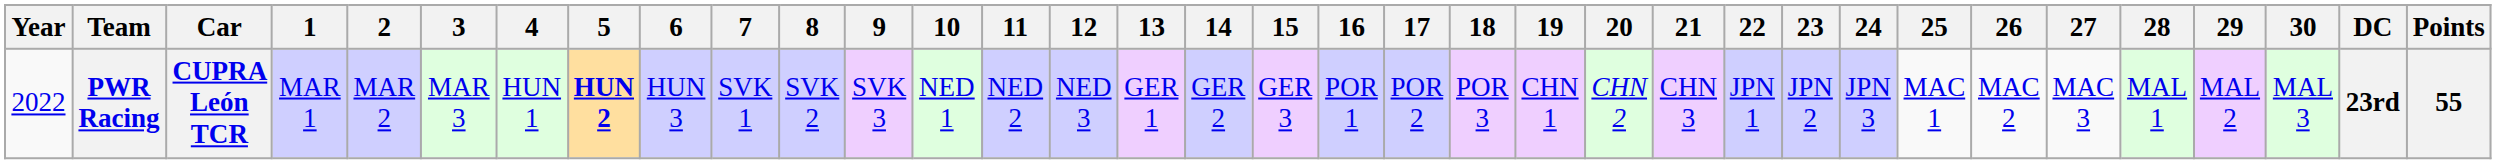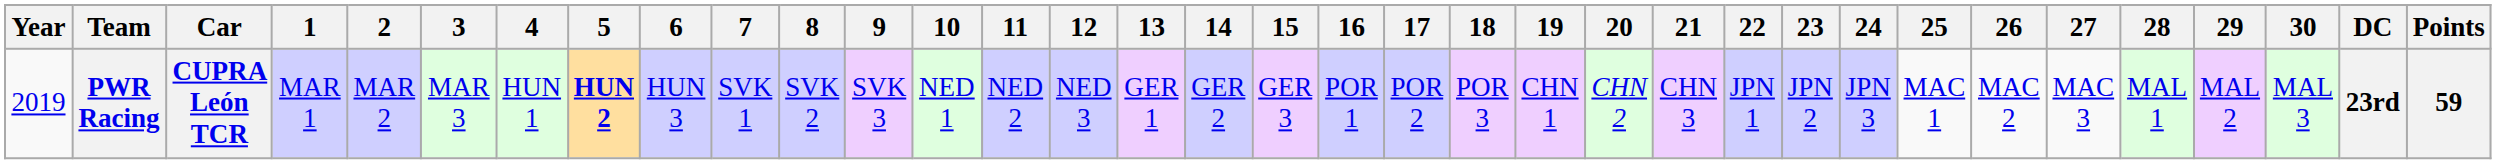(38, 102) 2022 -> (38, 102) 2019
(2449, 102) 55 -> (2449, 102) 59
